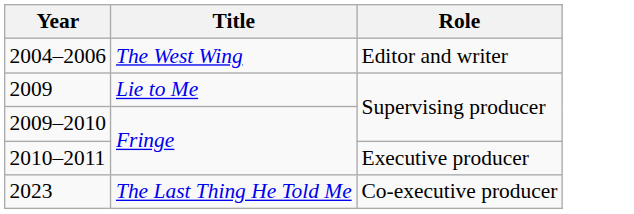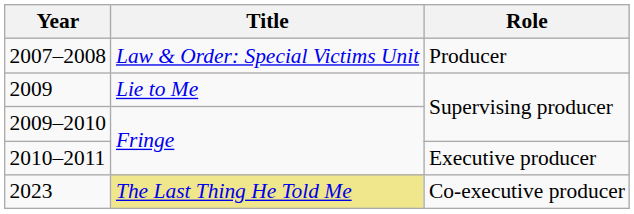- row: (58, 55)
+ row: (58, 55)
(234, 191) no background -> (234, 191) khaki background
